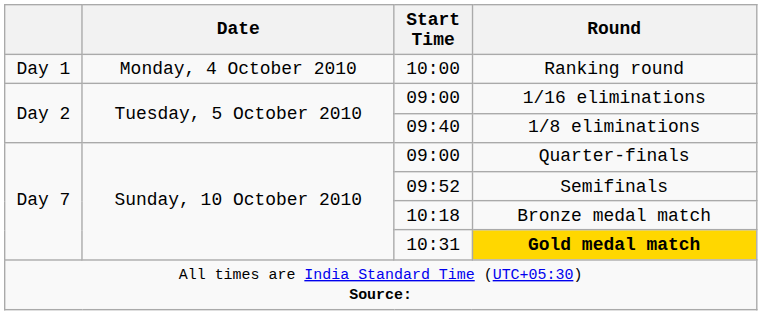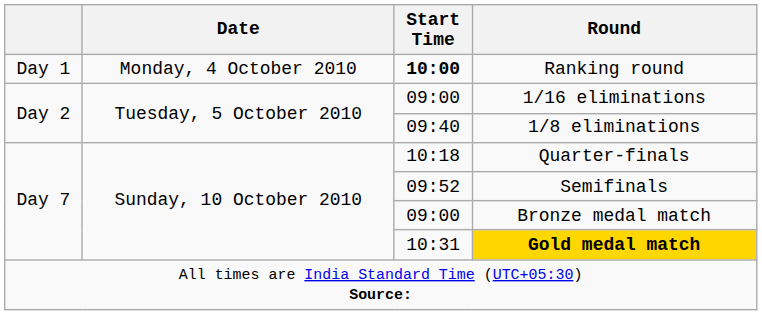(433, 69) normal -> (433, 69) bold
(433, 157) 09:00 -> (433, 157) 10:18
(433, 215) 10:18 -> (433, 215) 09:00
